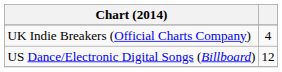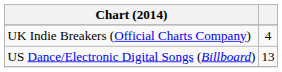(268, 56) 12 -> (268, 56) 13
